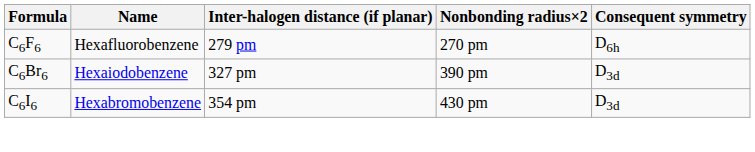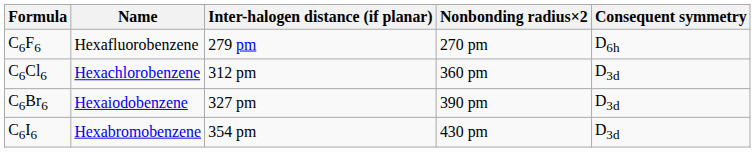+ row: (28, 73)
